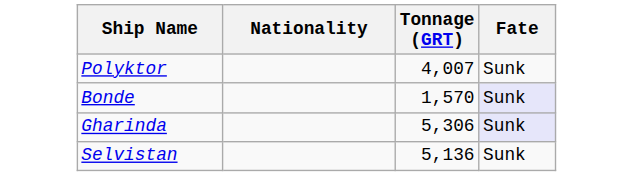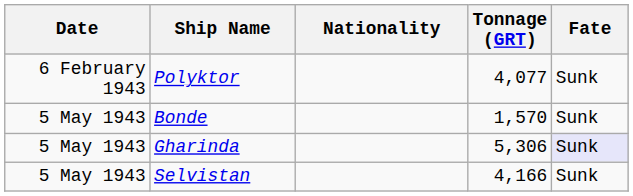+ column: (77, 29)
(448, 69) 4,007 -> (521, 79) 4,077
(504, 98) lavender background -> (577, 118) no background
(448, 156) 5,136 -> (521, 176) 4,166
